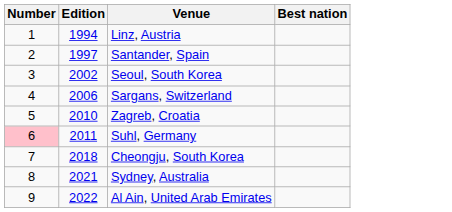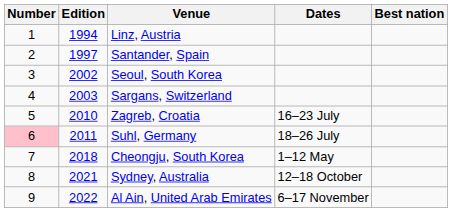+ column: (323, 14)
(83, 95) 2006 -> (83, 95) 2003
